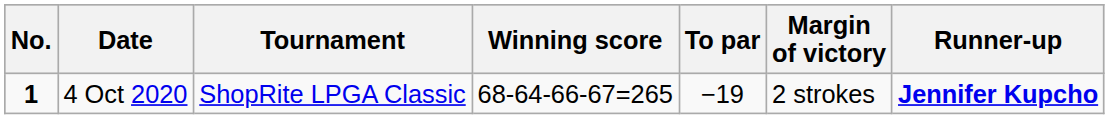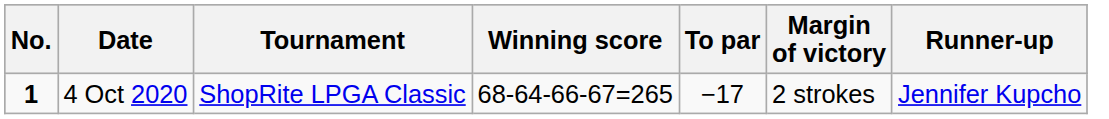(722, 94) −19 -> (722, 94) −17
(998, 94) bold -> (990, 94) normal
